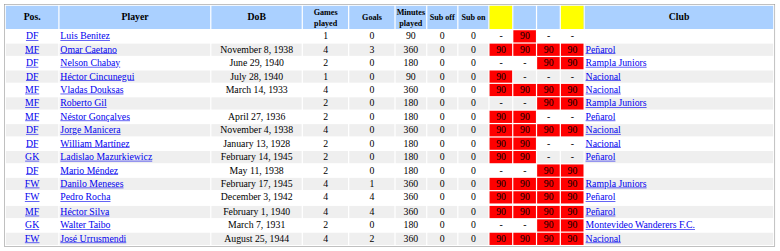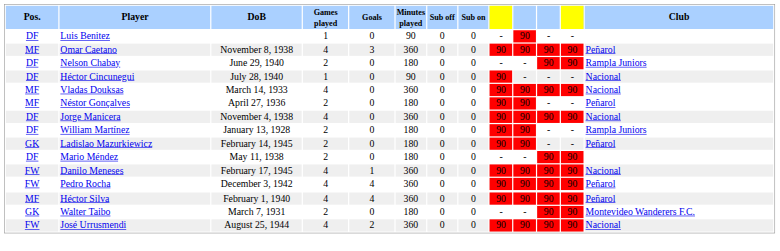- row: (84, 103)
(603, 143) Nacional -> (616, 130) Rampla Juniors
(616, 184) Rampla Juniors -> (603, 170) Nacional
